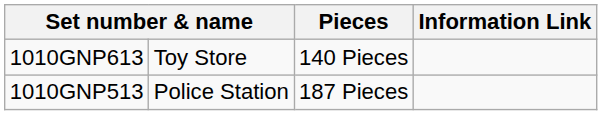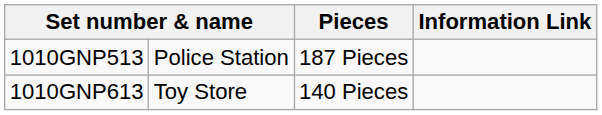rows swapped: (77, 92) <-> (77, 57)
